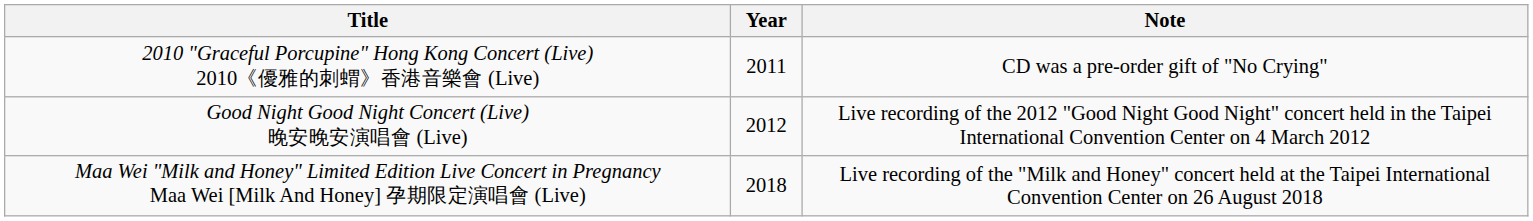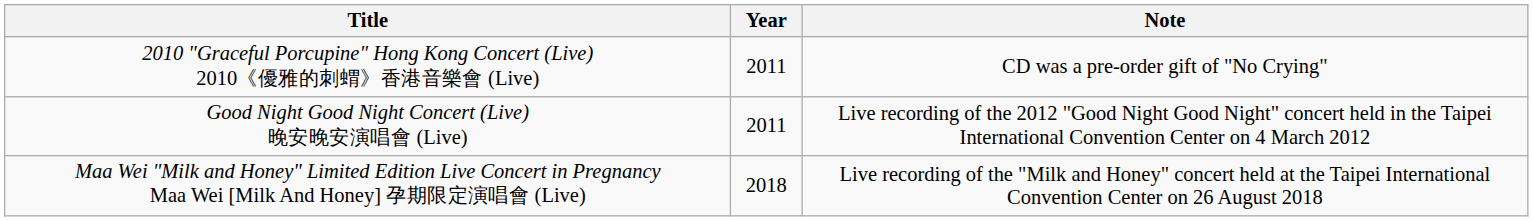(766, 126) 2012 -> (766, 126) 2011
